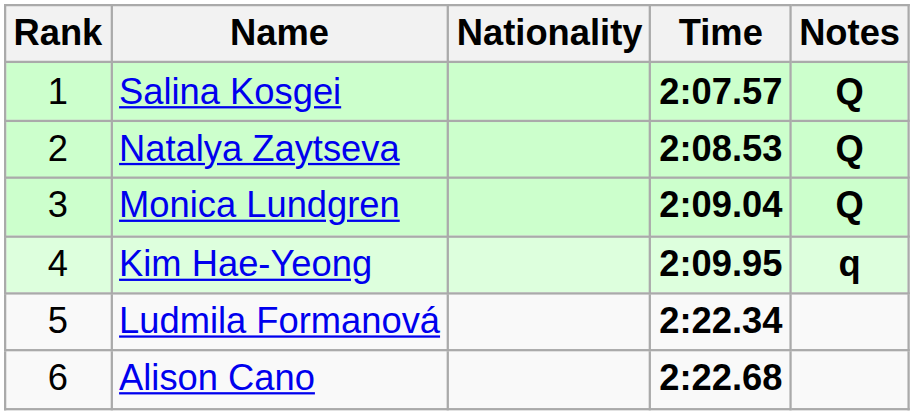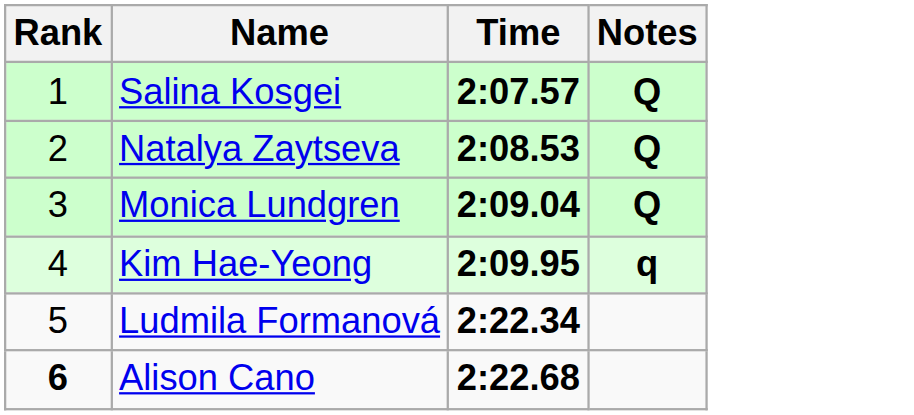- column: (550, 33)
(58, 378) normal -> (58, 378) bold
